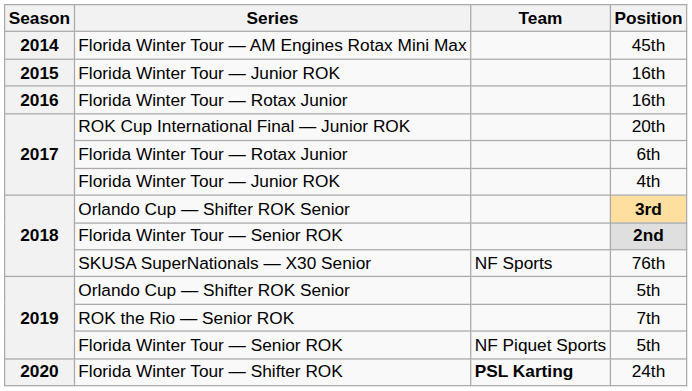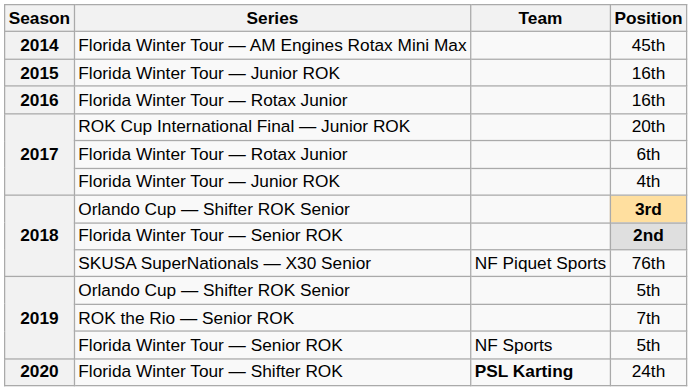(514, 263) NF Sports -> (540, 263) NF Piquet Sports
(540, 345) NF Piquet Sports -> (514, 345) NF Sports
